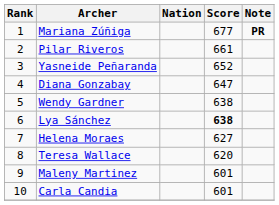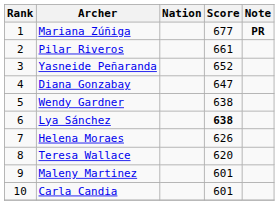(223, 138) 627 -> (223, 138) 626
